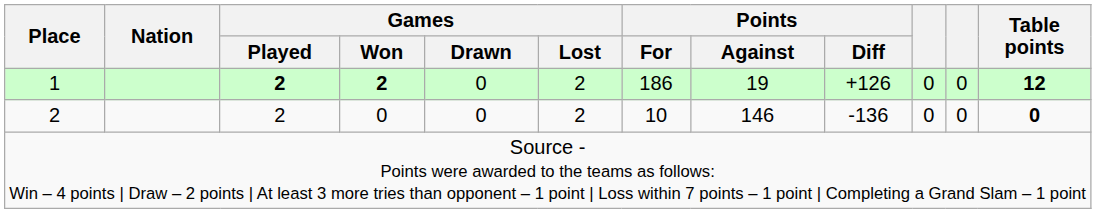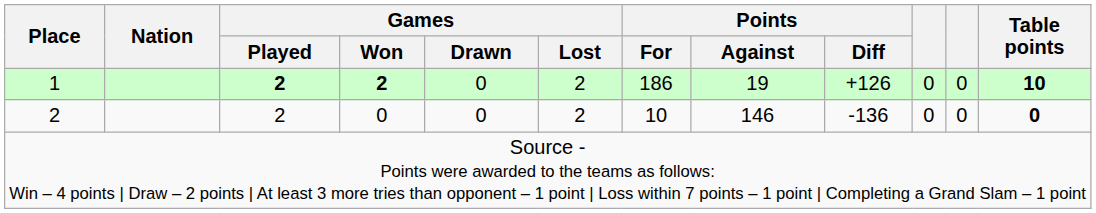(1034, 83) 12 -> (1034, 83) 10
